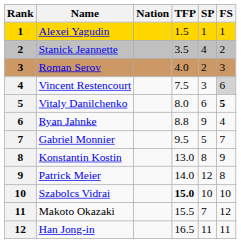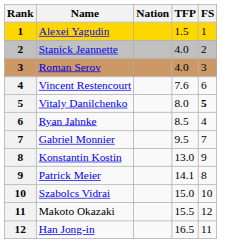- column: (208, 13)
(182, 49) 3.5 -> (182, 49) 4.0
(182, 85) 7.5 -> (182, 85) 7.6
(222, 85) lightgrey background -> (204, 85) no background
(182, 121) 8.8 -> (182, 121) 8.5
(184, 175) 14.0 -> (184, 175) 14.1
(184, 193) bold -> (184, 193) normal
